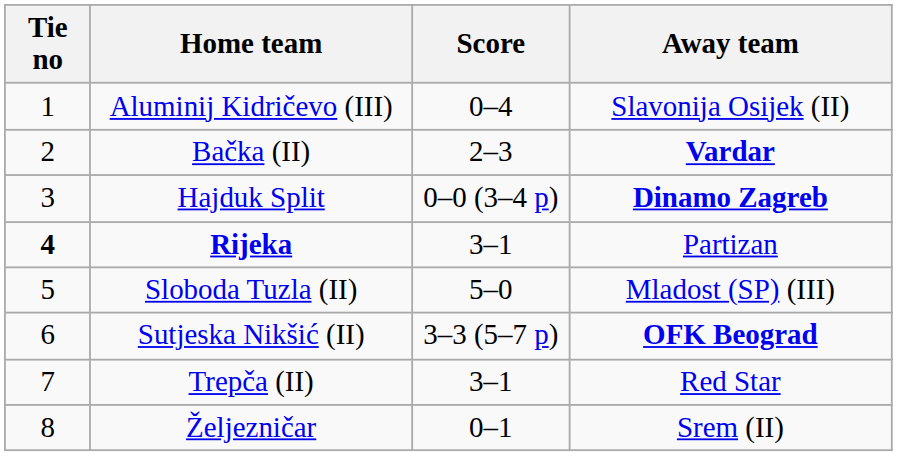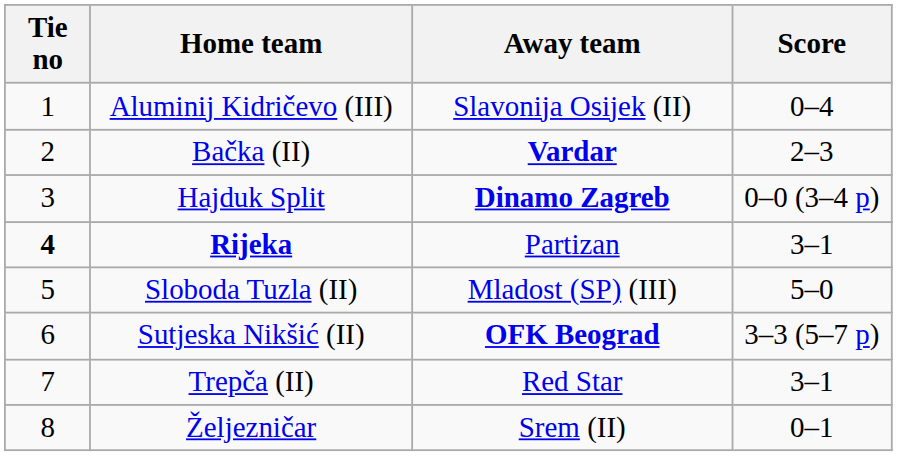columns swapped: (491, 43) <-> (730, 43)
